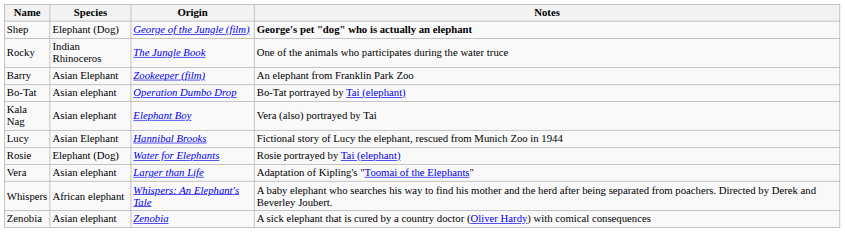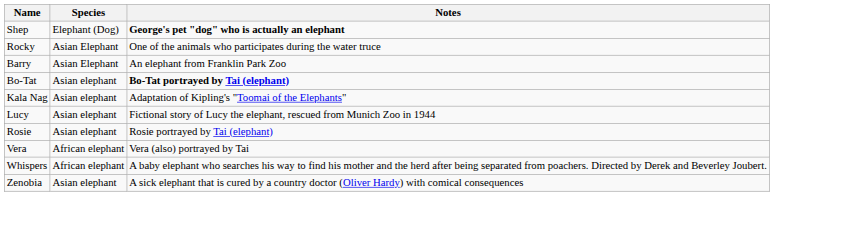- column: (193, 13)
(77, 53) Indian Rhinoceros -> (85, 47) Asian Elephant
(331, 93) normal -> (209, 81) bold
(317, 116) Vera (also) portrayed by Tai -> (238, 98) Adaptation of Kipling's "Toomai of the Elephants"
(85, 139) Asian Elephant -> (85, 115) Asian elephant
(86, 156) Elephant (Dog) -> (85, 132) Asian elephant
(84, 173) Asian elephant -> (88, 149) African elephant
(365, 173) Adaptation of Kipling's "Toomai of the Elephants" -> (189, 149) Vera (also) portrayed by Tai
